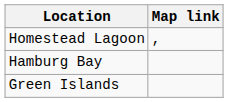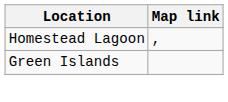- row: (56, 62)
